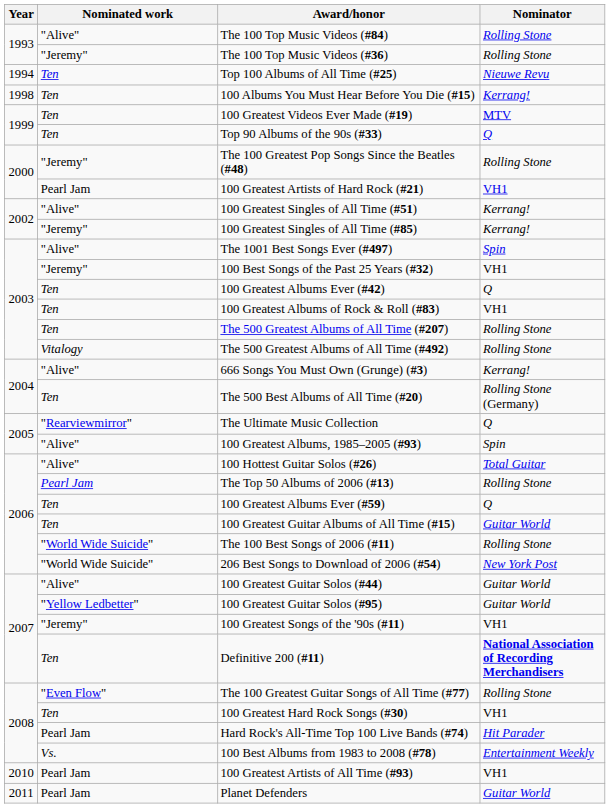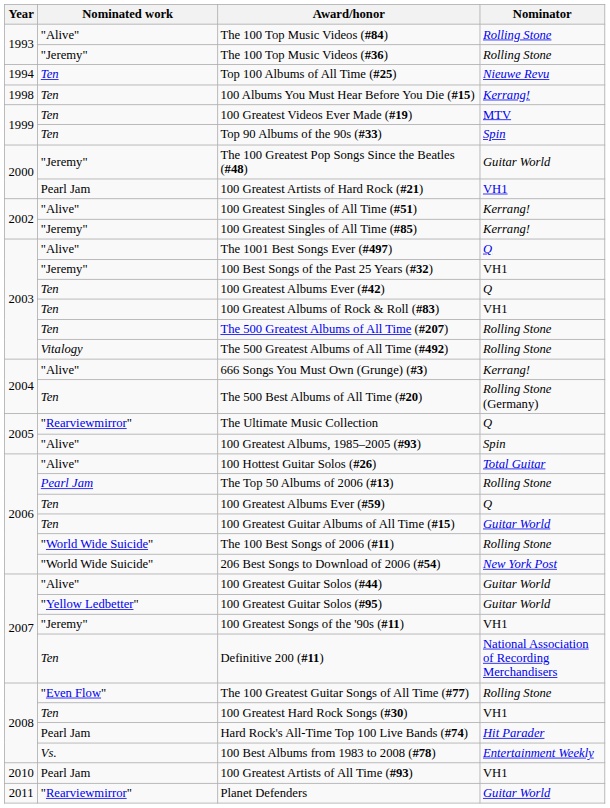(488, 134) Q -> (494, 134) Spin
(517, 161) Rolling Stone -> (517, 161) Guitar World
(494, 249) Spin -> (488, 249) Q
(538, 658) bold -> (536, 658) normal
(66, 793) Pearl Jam -> (86, 793) "Rearviewmirror"
